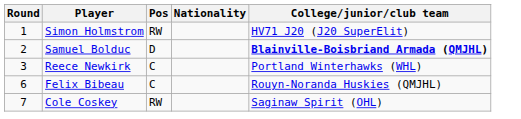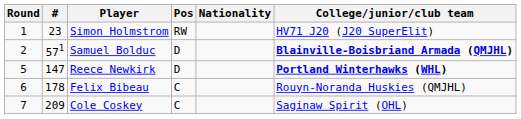+ column: (55, 13)
(23, 67) 3 -> (23, 70) 5
(152, 67) C -> (177, 70) D
(337, 67) normal -> (362, 70) bold
(155, 102) RW -> (177, 105) C
